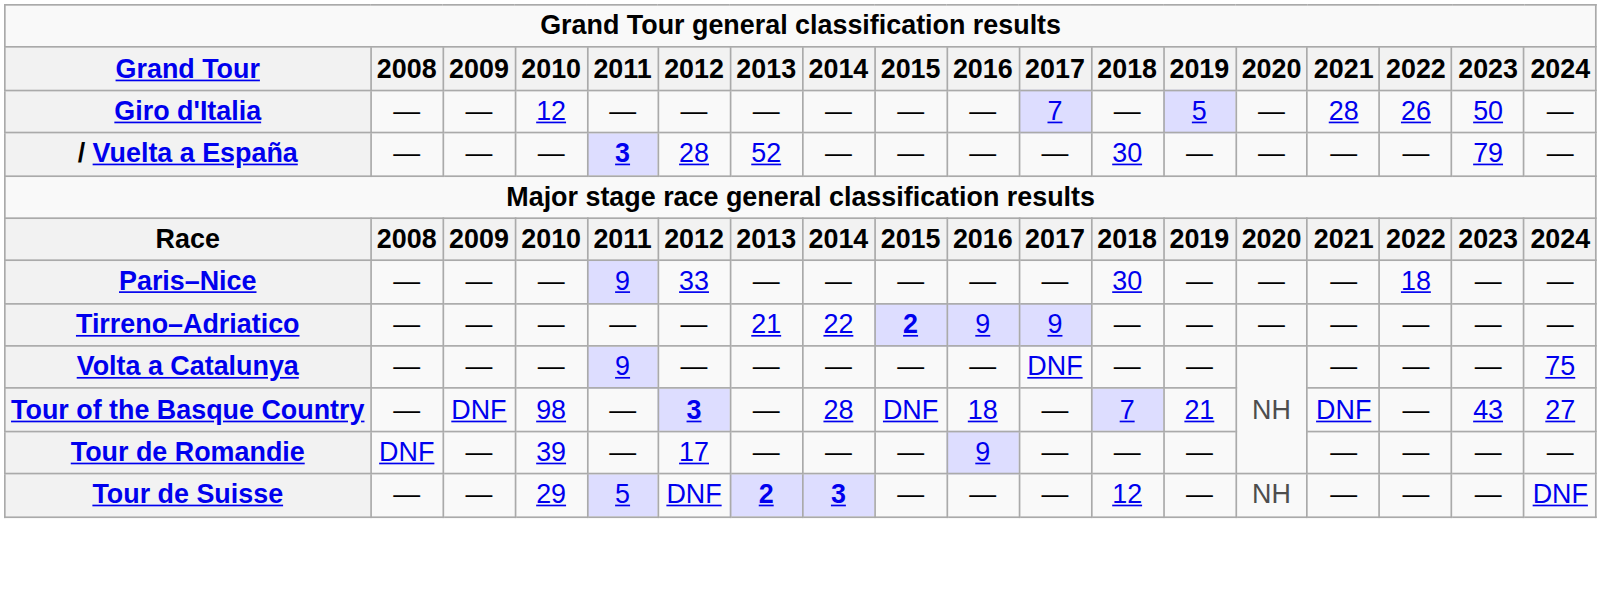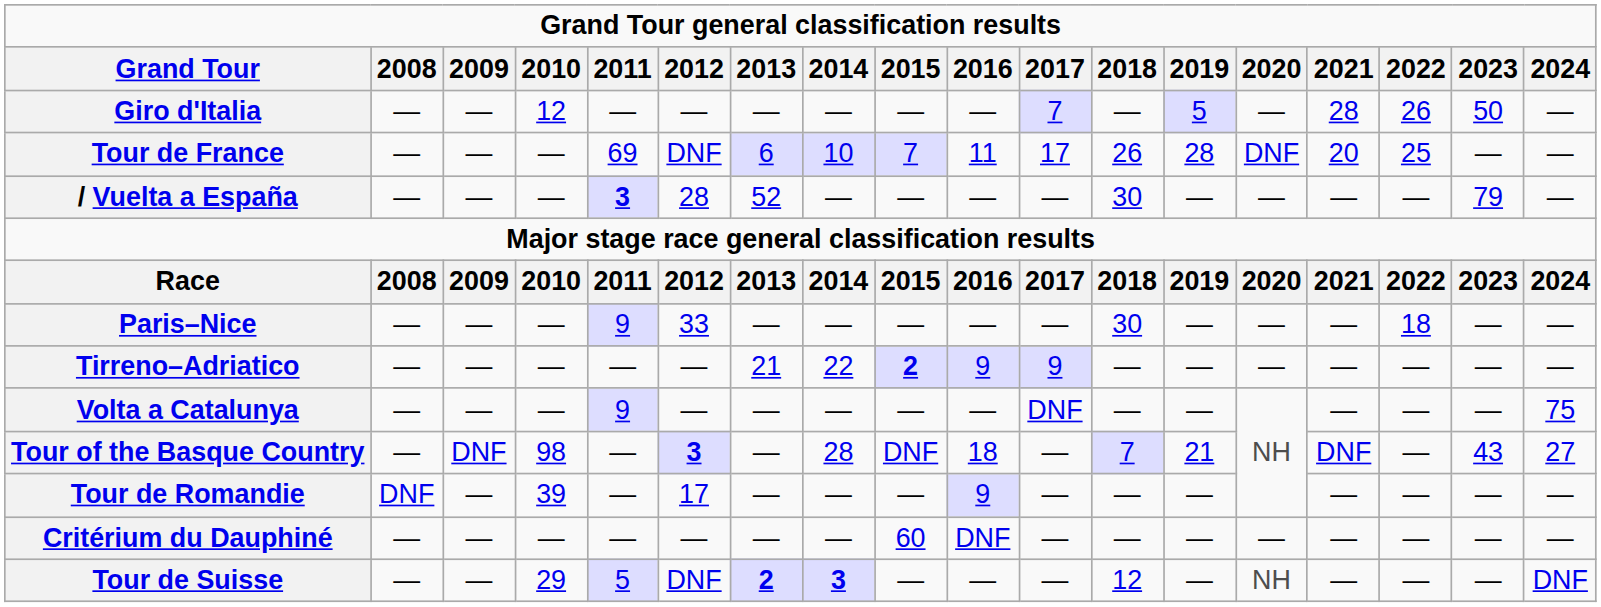+ row: (188, 153)
+ row: (188, 537)
